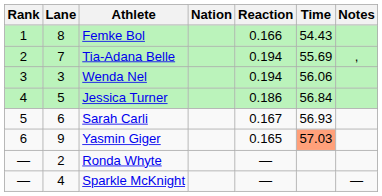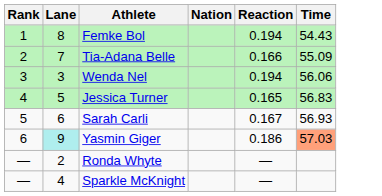- column: (357, 14)
(266, 35) 0.166 -> (266, 35) 0.194
(266, 56) 0.194 -> (266, 56) 0.166
(316, 56) 55.69 -> (316, 56) 55.09
(266, 98) 0.186 -> (266, 98) 0.165
(316, 98) 56.84 -> (316, 98) 56.83
(61, 139) no background -> (61, 139) paleturquoise background
(266, 139) 0.165 -> (266, 139) 0.186
